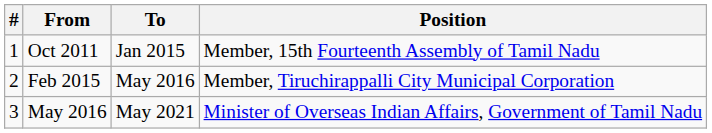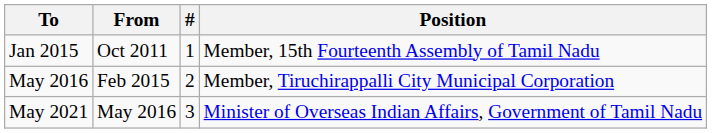columns swapped: (14, 19) <-> (155, 19)
